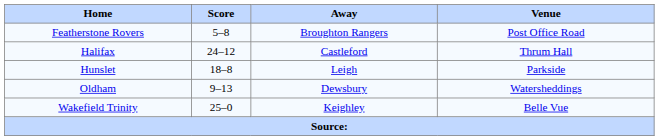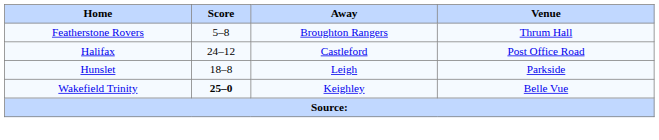(546, 32) Post Office Road -> (546, 32) Thrum Hall
(546, 51) Thrum Hall -> (546, 51) Post Office Road
- row: (98, 88)
(221, 107) normal -> (221, 88) bold
